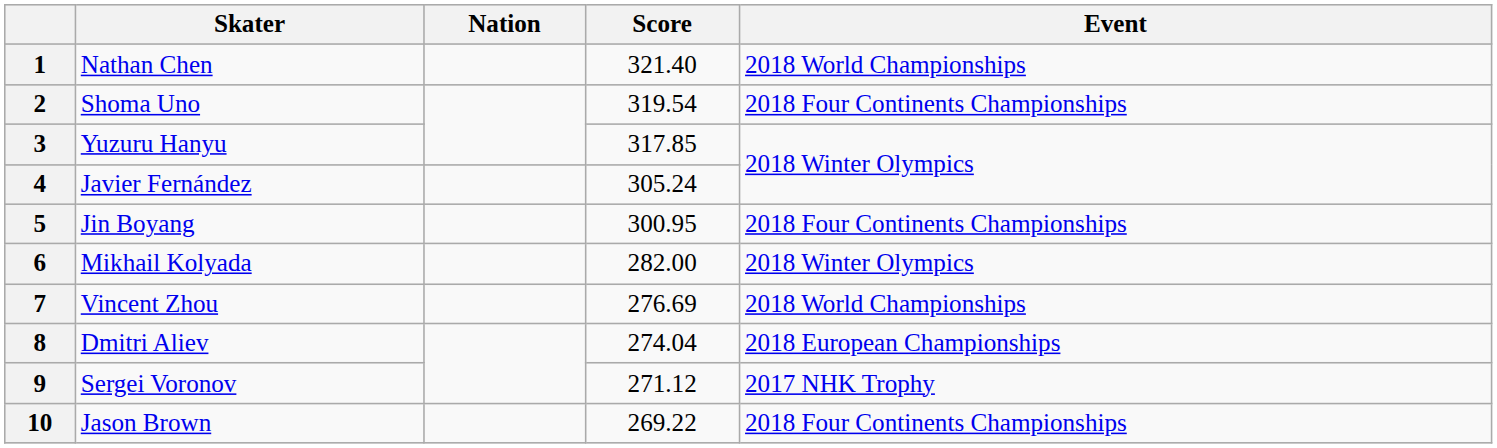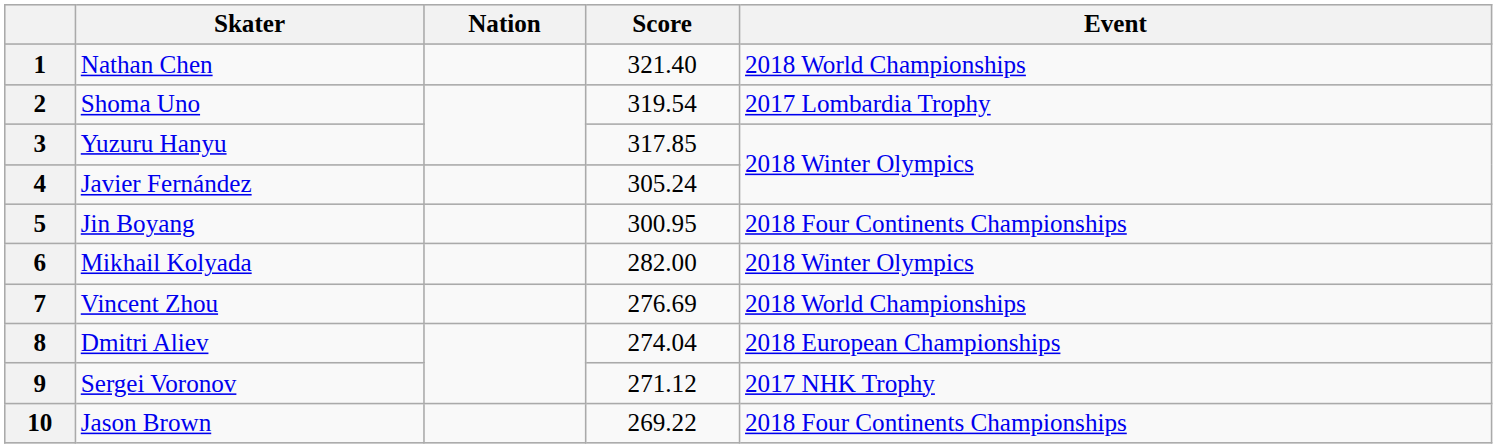(936, 104) 2018 Four Continents Championships -> (868, 104) 2017 Lombardia Trophy
